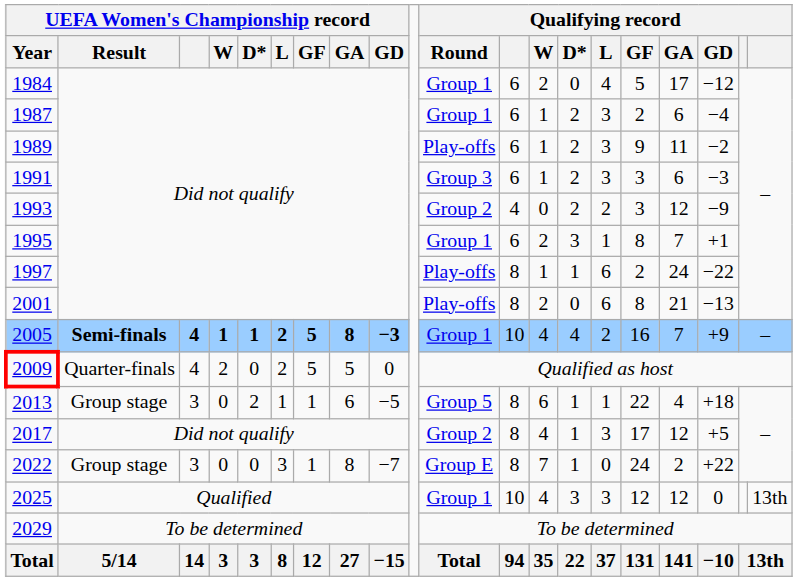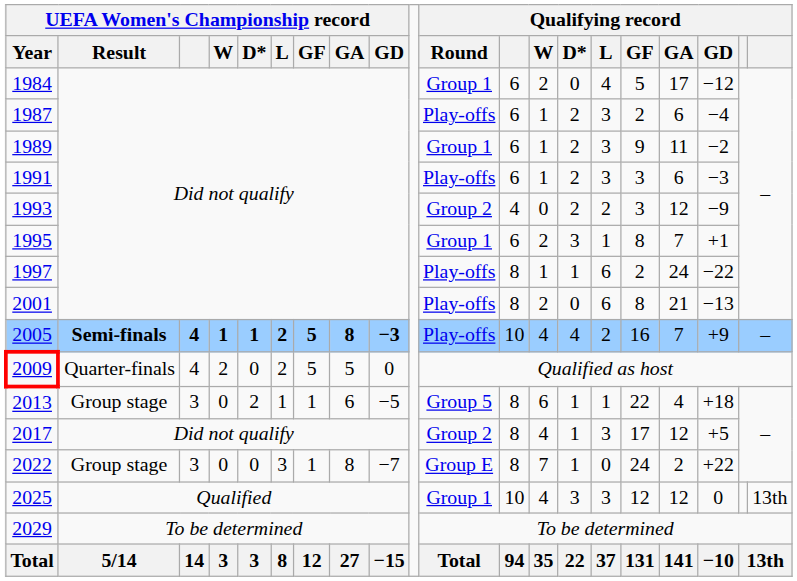(459, 114) Group 1 -> (459, 114) Play-offs
(459, 146) Play-offs -> (459, 146) Group 1
(459, 177) Group 3 -> (459, 177) Play-offs
(459, 335) Group 1 -> (459, 335) Play-offs
